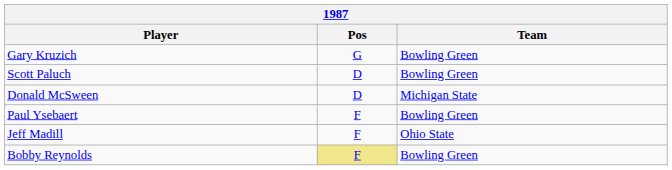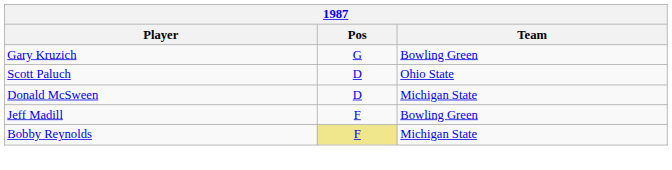(439, 74) Bowling Green -> (427, 74) Ohio State
- row: (42, 114)
(427, 134) Ohio State -> (439, 114) Bowling Green
(439, 154) Bowling Green -> (439, 134) Michigan State
